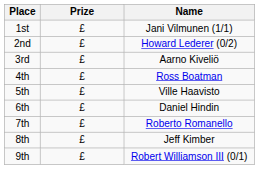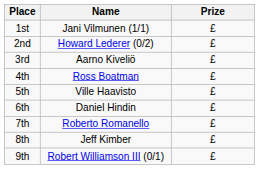columns swapped: (189, 12) <-> (82, 12)
